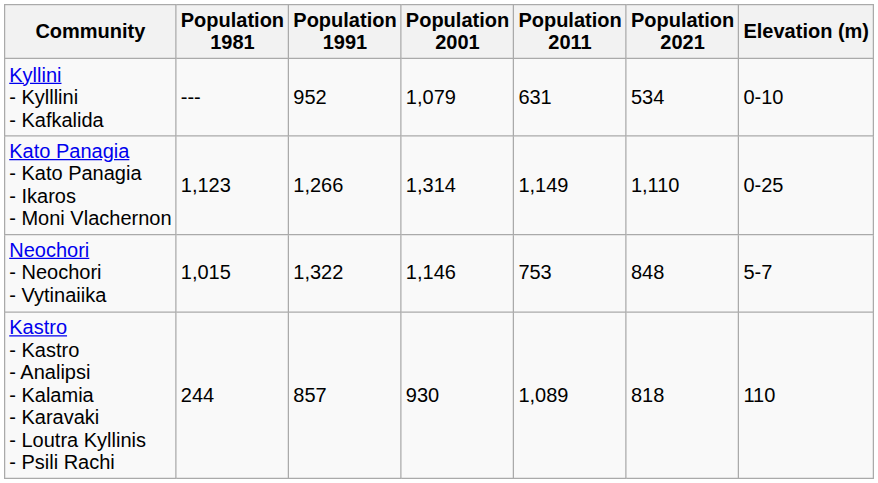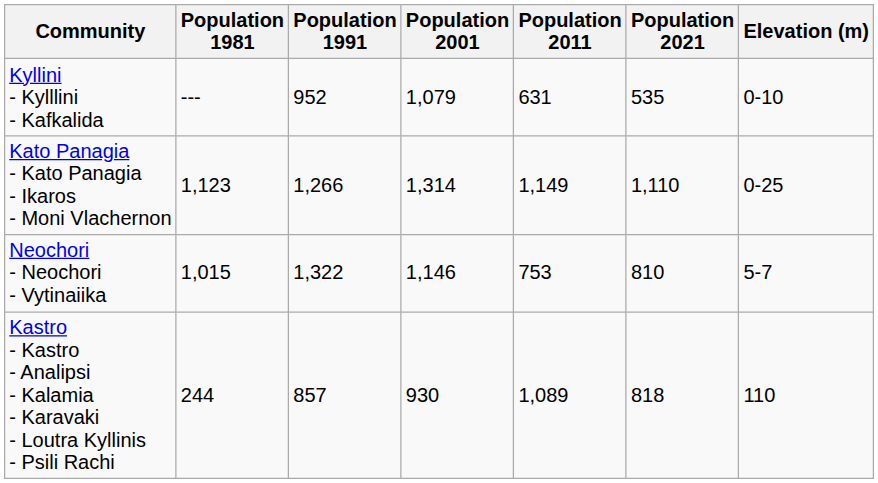(648, 97) 534 -> (648, 97) 535
(648, 273) 848 -> (648, 273) 810
